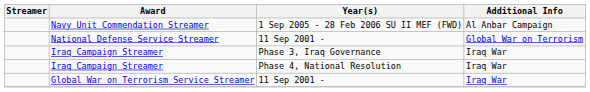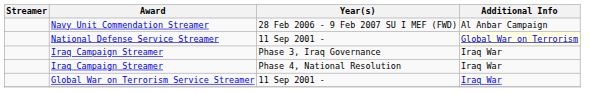+ row: (130, 25)
- row: (130, 25)
(525, 39) no background -> (520, 39) lightyellow background
